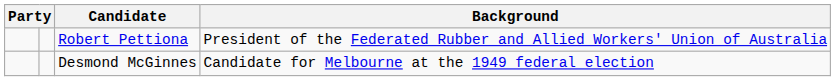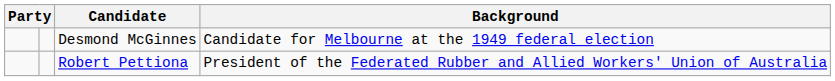rows swapped: (127, 63) <-> (123, 40)
